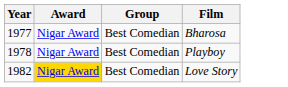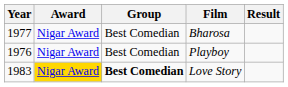+ column: (264, 14)
(19, 52) 1978 -> (19, 52) 1976
(19, 71) 1982 -> (19, 71) 1983
(142, 71) normal -> (144, 71) bold
